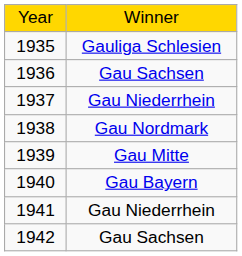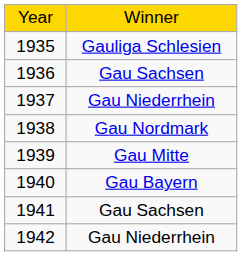(151, 210) Gau Niederrhein -> (151, 210) Gau Sachsen
(151, 237) Gau Sachsen -> (151, 237) Gau Niederrhein
